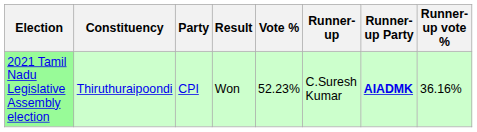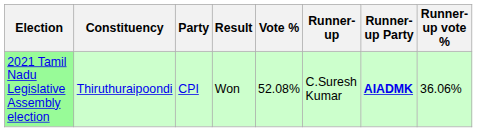(279, 89) 52.23% -> (279, 89) 52.08%
(441, 89) 36.16% -> (441, 89) 36.06%
